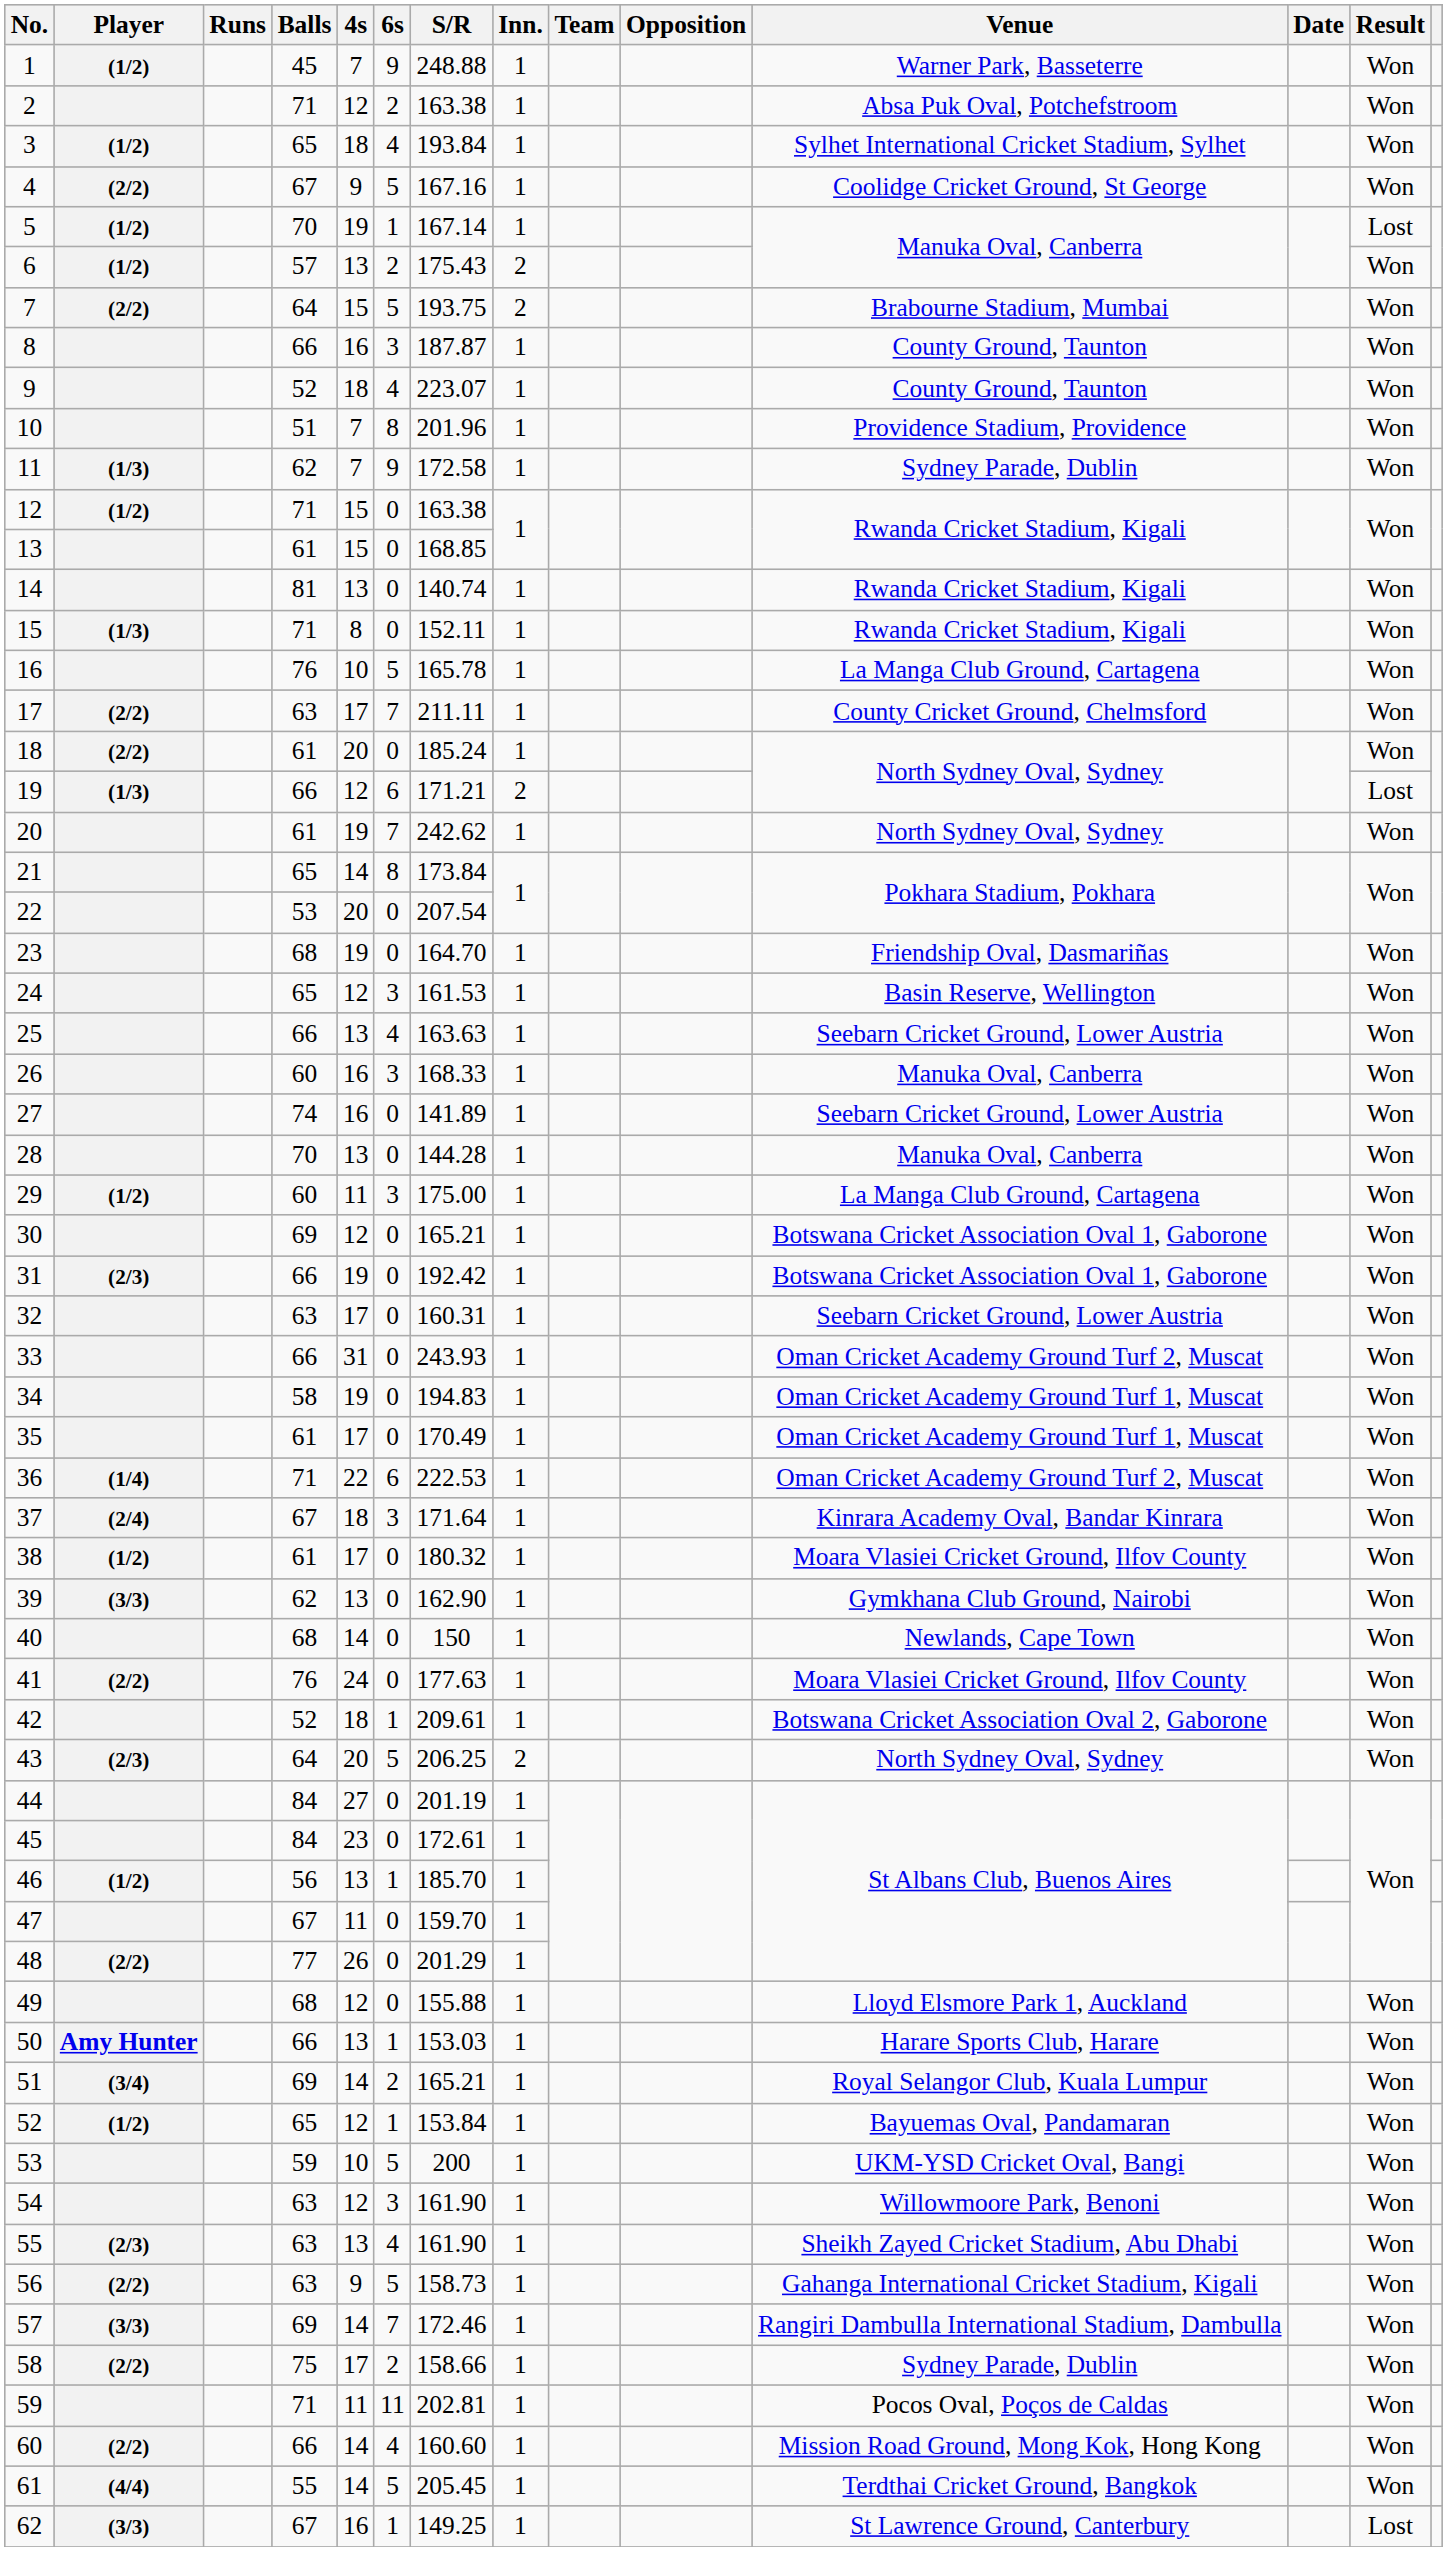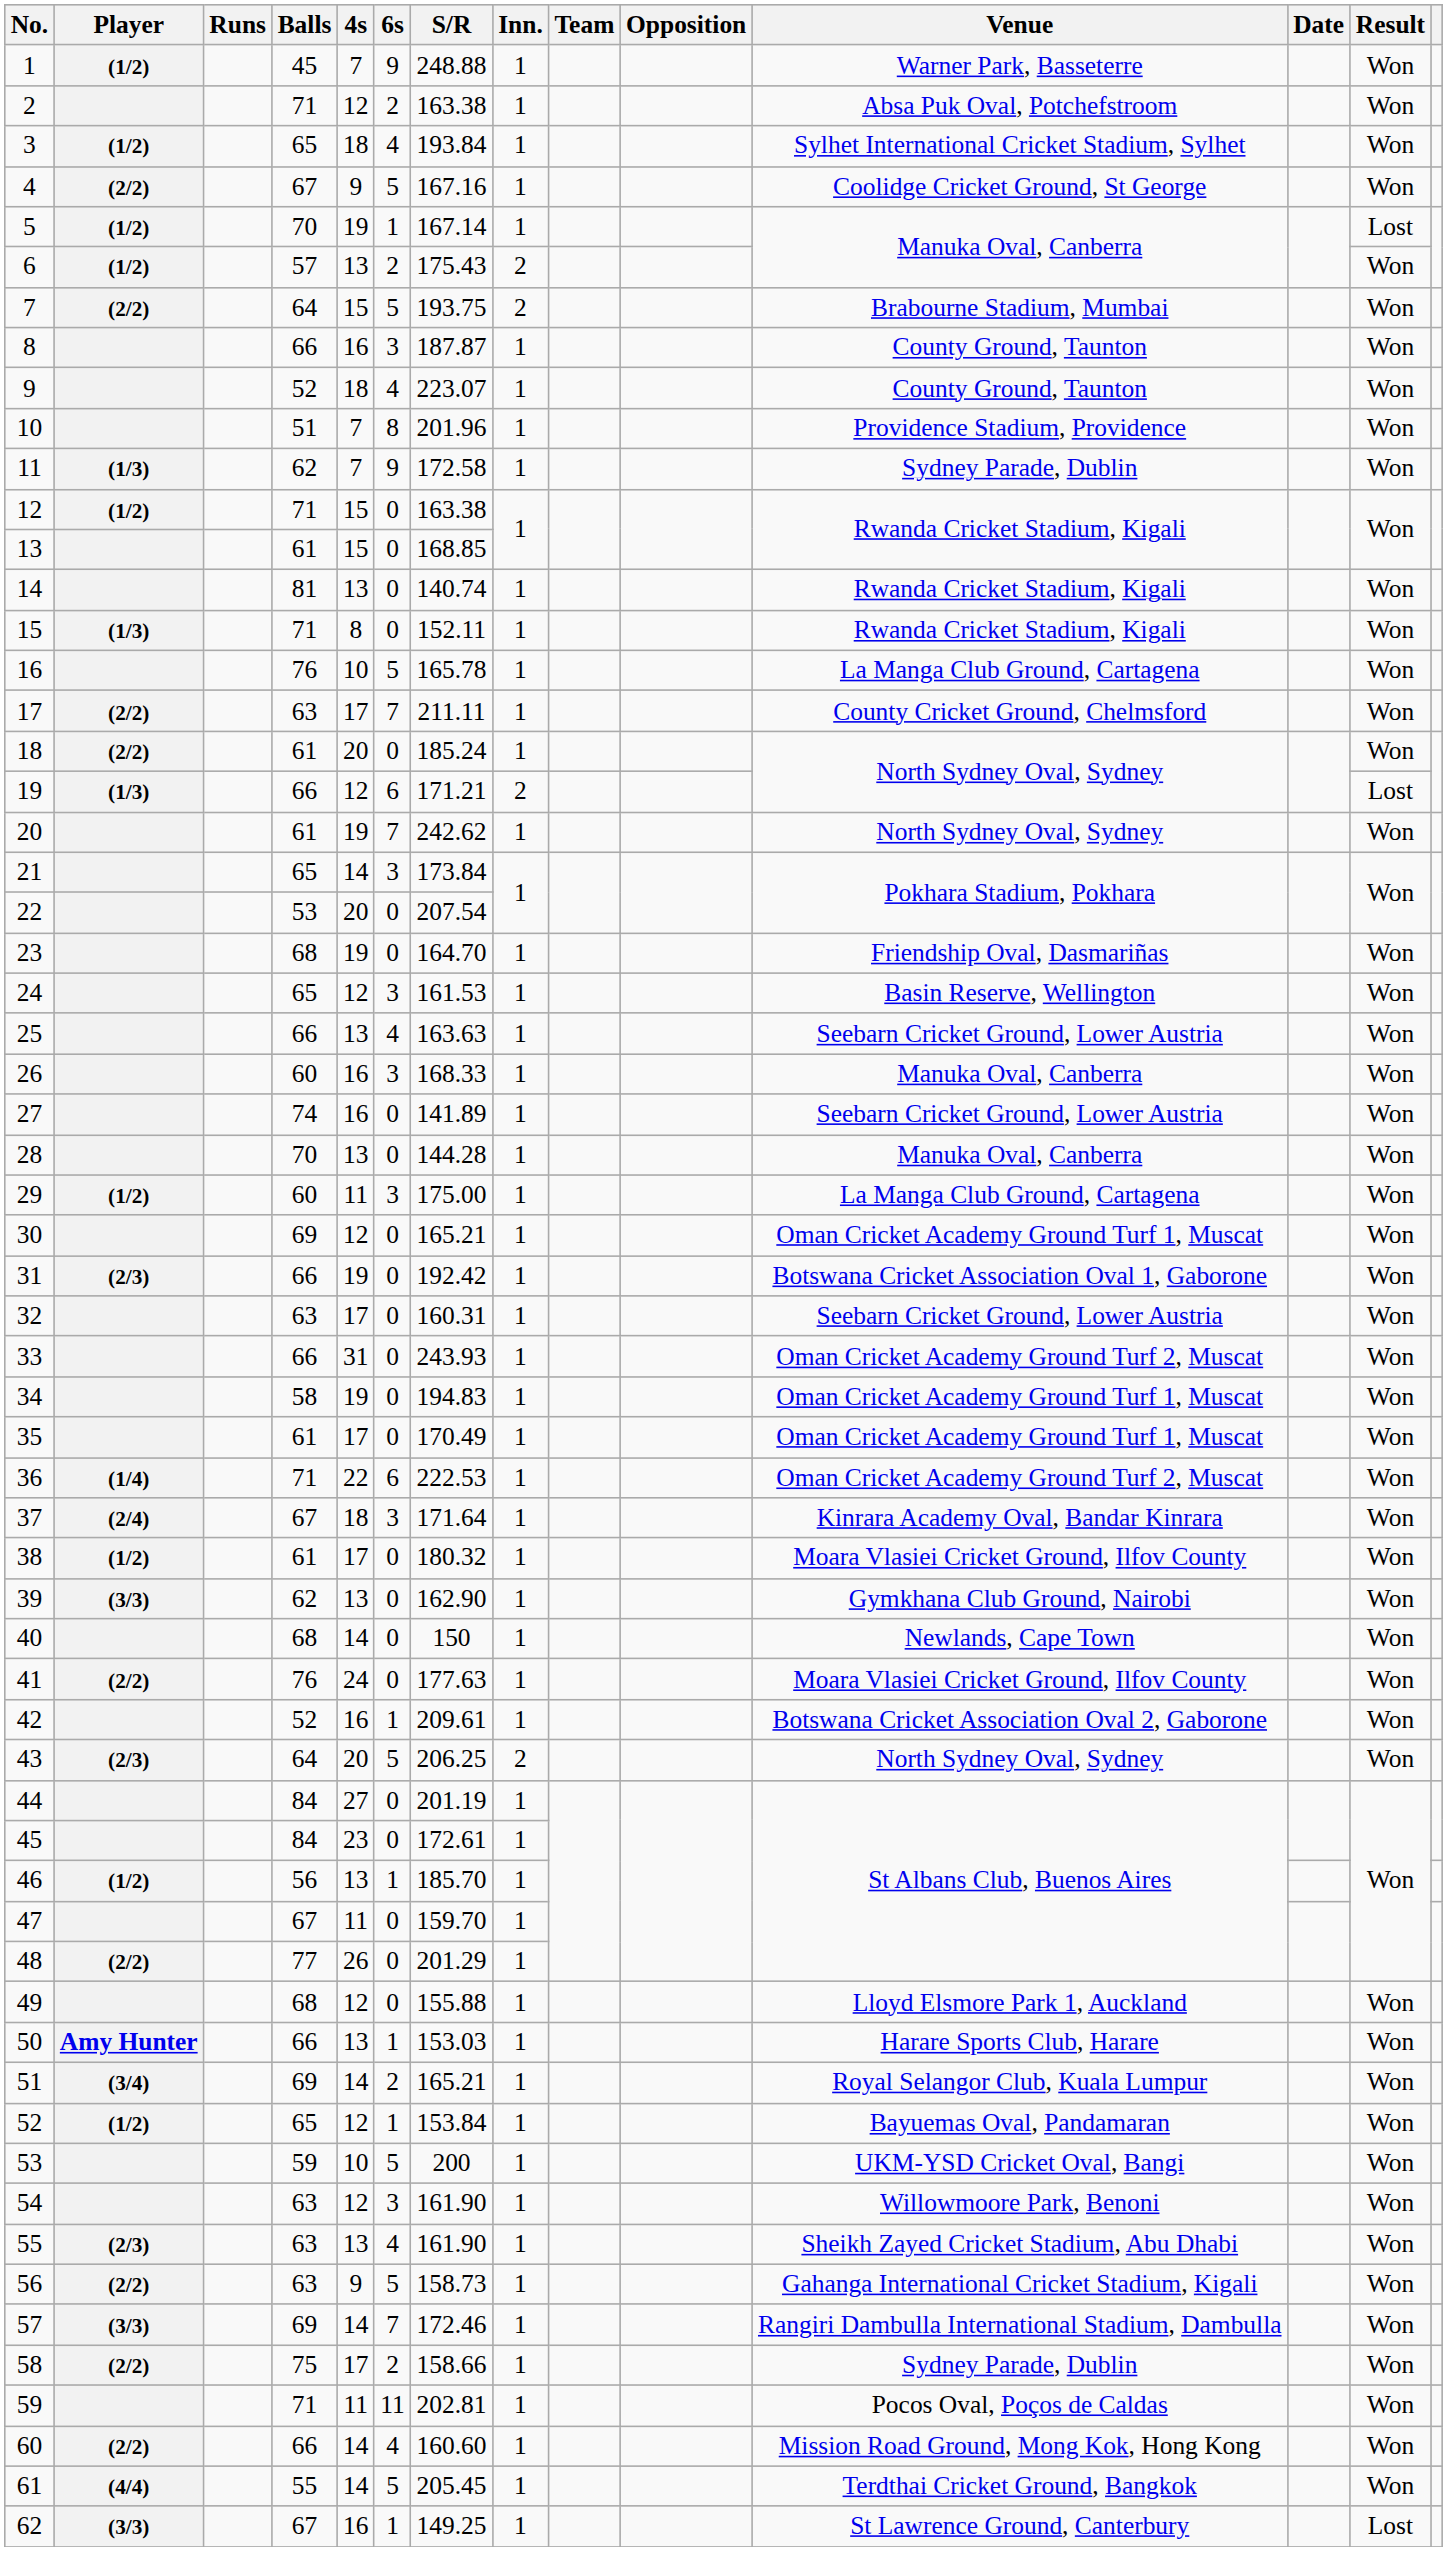(393, 871) 8 -> (393, 871) 3
(1020, 1235) Botswana Cricket Association Oval 1, Gaborone -> (1020, 1235) Oman Cricket Academy Ground Turf 1, Muscat
(356, 1719) 18 -> (356, 1719) 16
